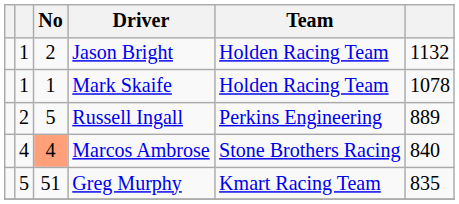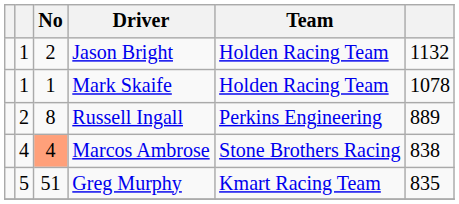(51, 118) 5 -> (51, 118) 8
(425, 150) 840 -> (425, 150) 838
